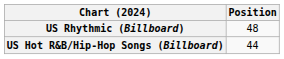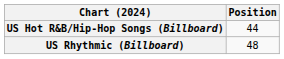rows swapped: (115, 45) <-> (115, 29)
